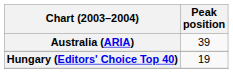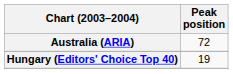(204, 42) 39 -> (204, 42) 72
